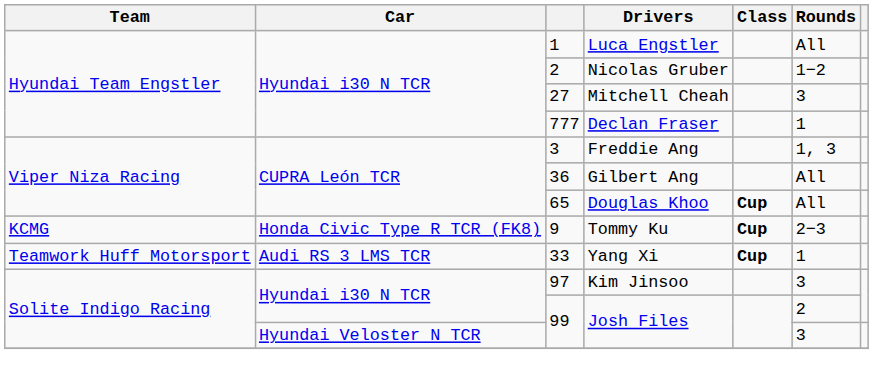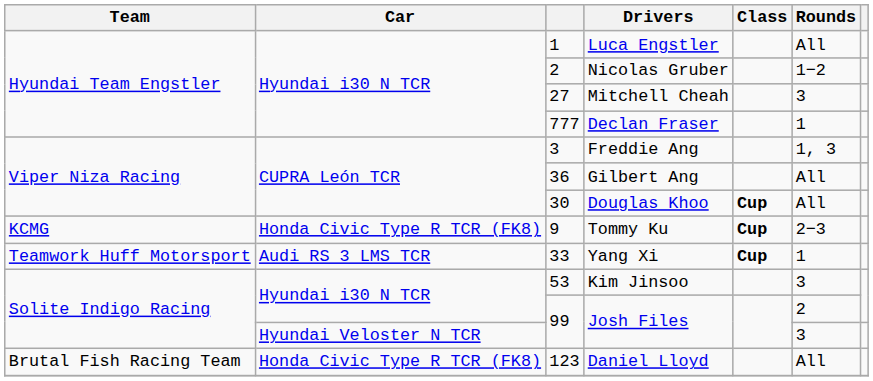(559, 203) 65 -> (559, 203) 30
(559, 283) 97 -> (559, 283) 53
+ row: (400, 362)
